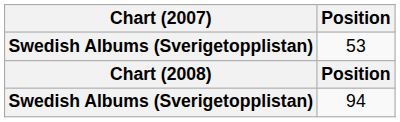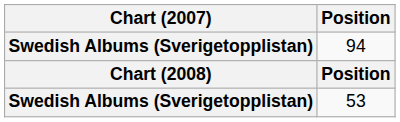rows swapped: (356, 46) <-> (356, 102)
